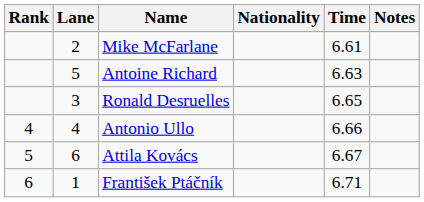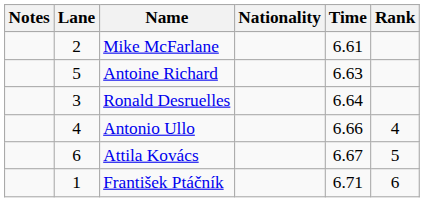columns swapped: (29, 18) <-> (395, 18)
(347, 100) 6.65 -> (348, 100) 6.64
